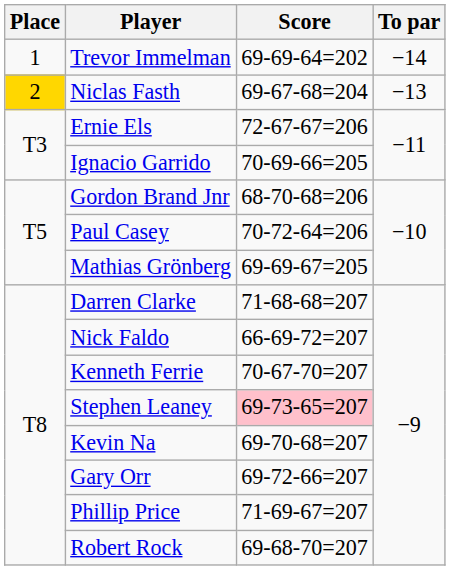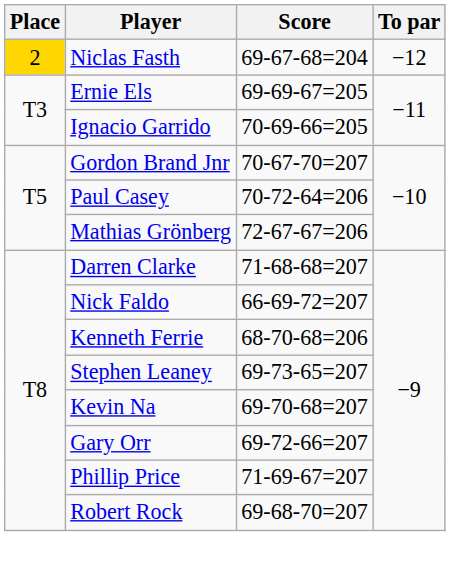- row: (150, 57)
(409, 92) −13 -> (409, 57) −12
(305, 127) 72-67-67=206 -> (305, 92) 69-69-67=205
(305, 197) 68-70-68=206 -> (305, 162) 70-67-70=207
(305, 267) 69-69-67=205 -> (305, 232) 72-67-67=206
(305, 372) 70-67-70=207 -> (305, 337) 68-70-68=206
(305, 407) pink background -> (305, 372) no background
